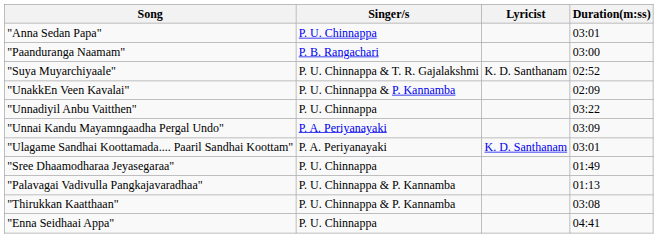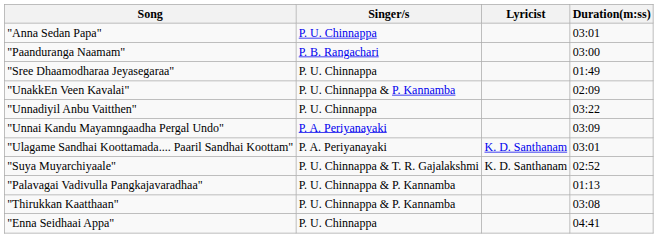rows swapped: (91, 166) <-> (62, 71)
